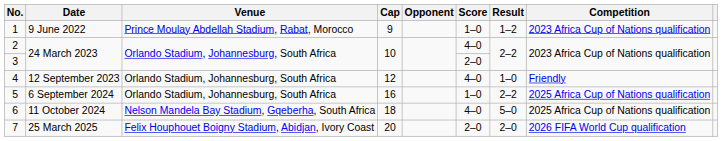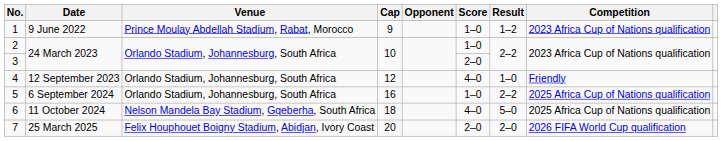(473, 45) 4–0 -> (473, 45) 1–0
